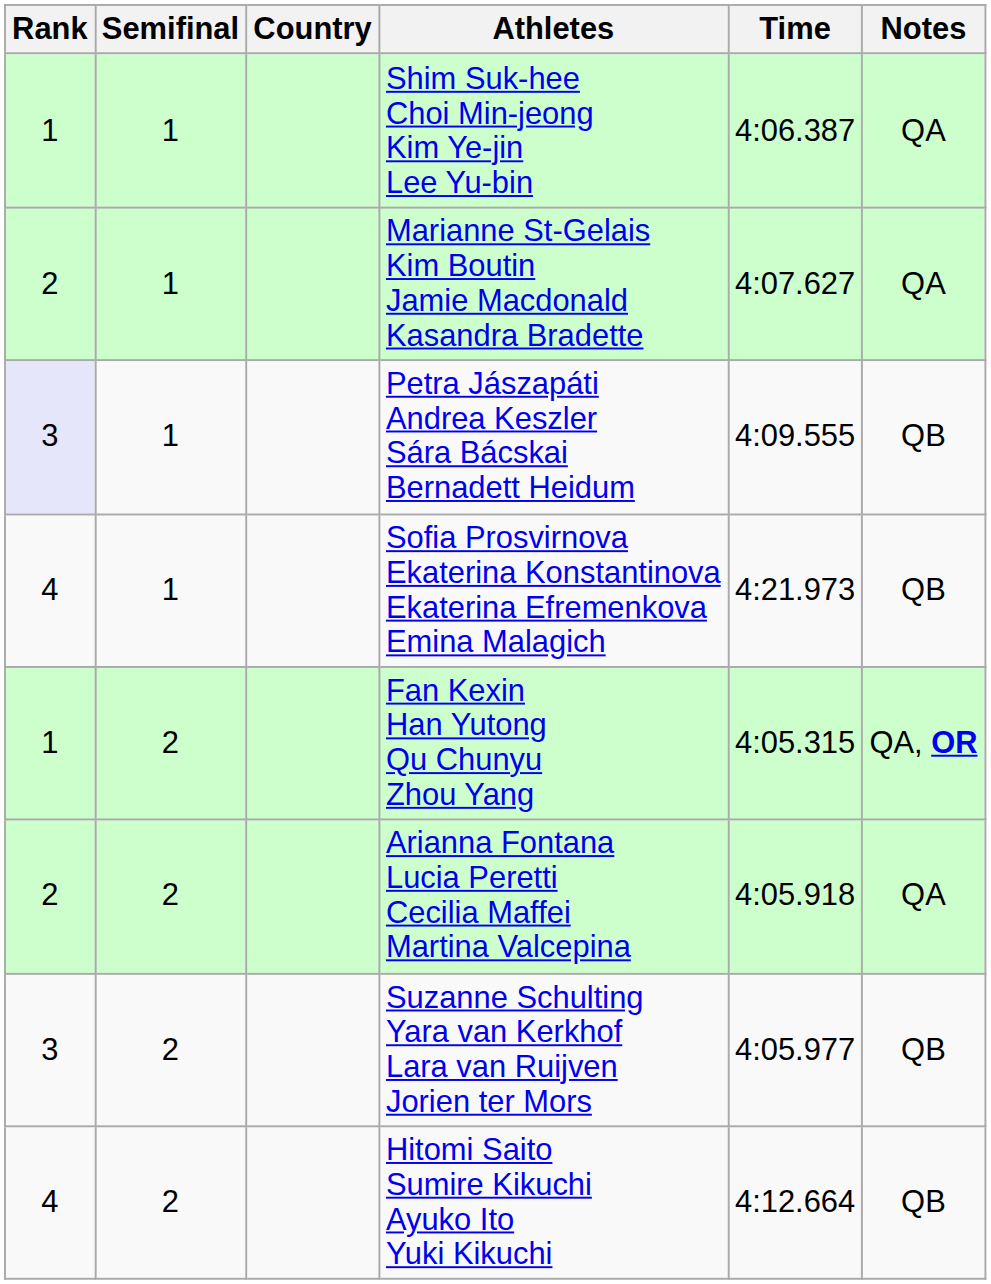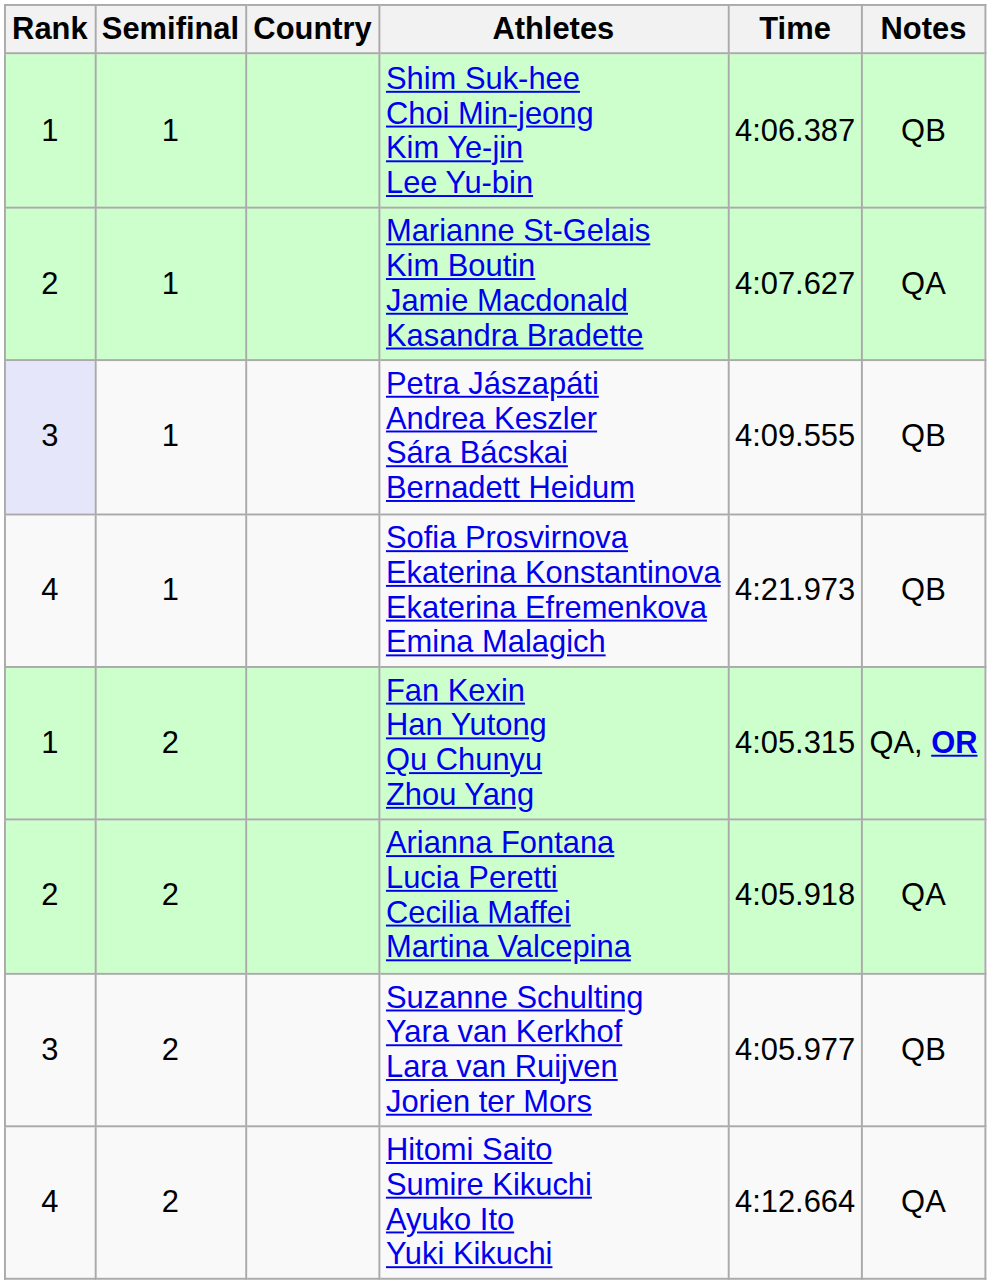(923, 130) QA -> (923, 130) QB
(923, 1202) QB -> (923, 1202) QA
